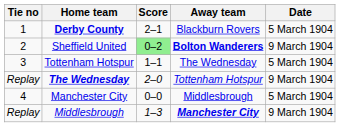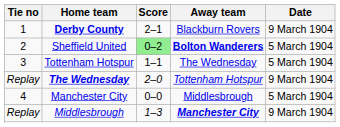(301, 29) 5 March 1904 -> (301, 29) 9 March 1904
(301, 46) 9 March 1904 -> (301, 46) 5 March 1904
